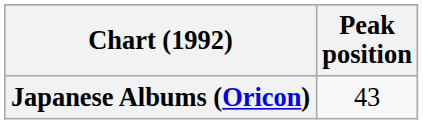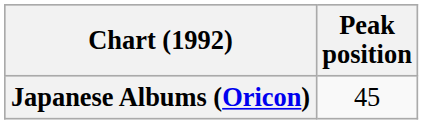(367, 97) 43 -> (367, 97) 45
